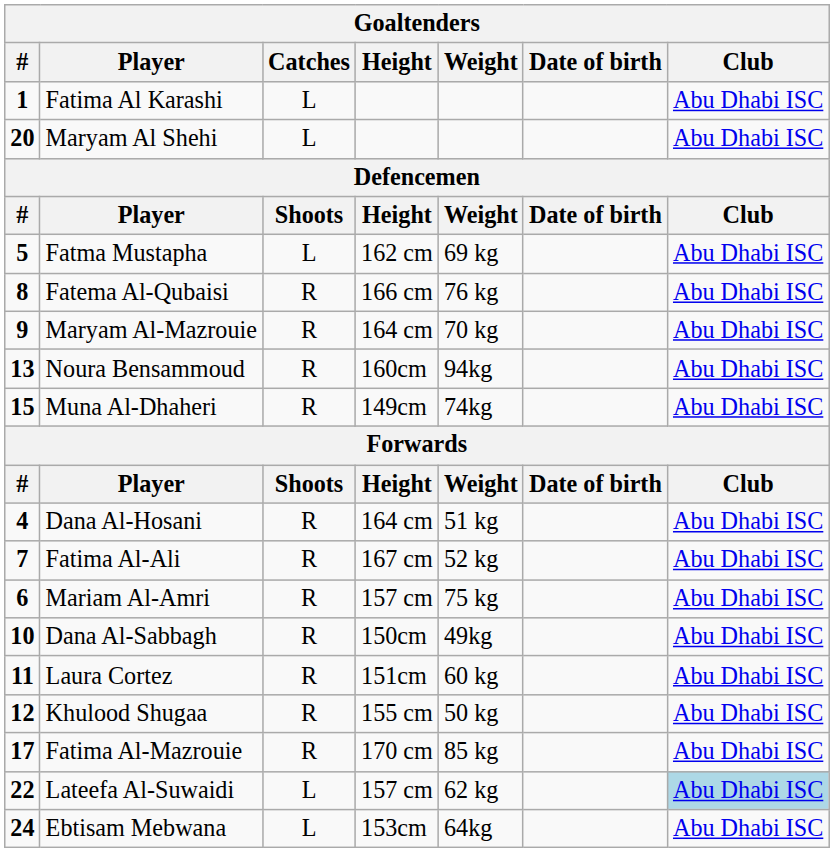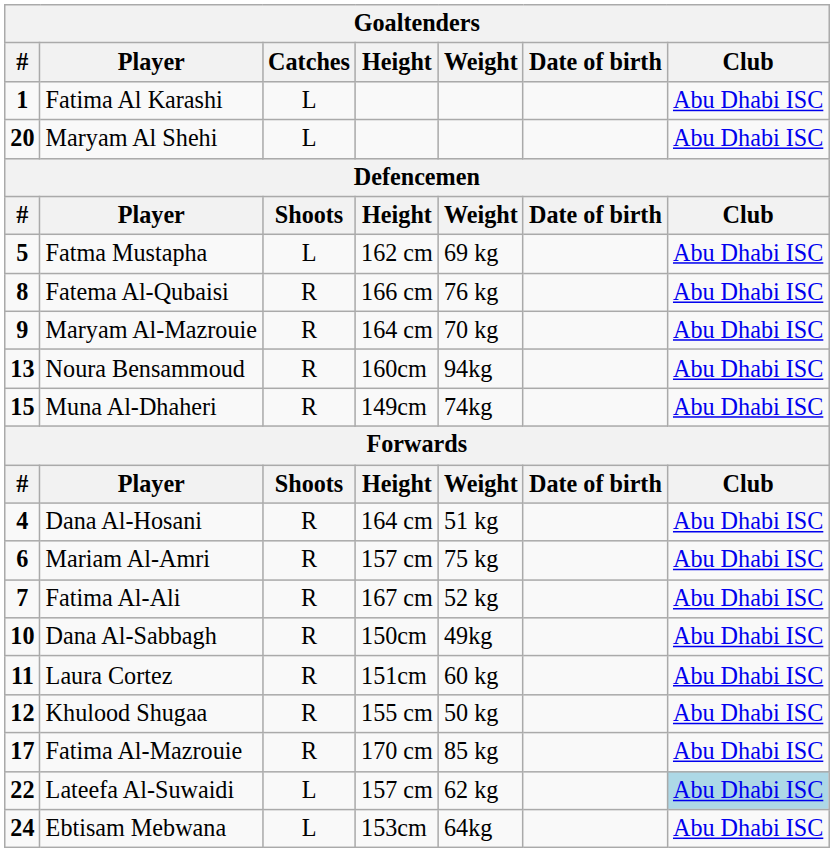rows swapped: (128, 598) <-> (113, 560)
